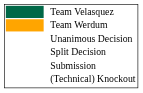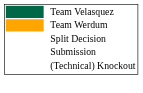- row: (91, 38)
